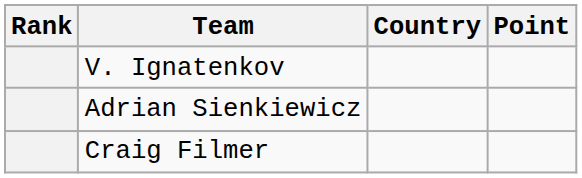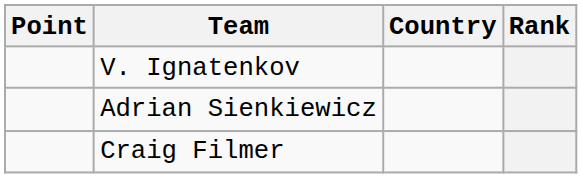columns swapped: (42, 26) <-> (532, 26)
